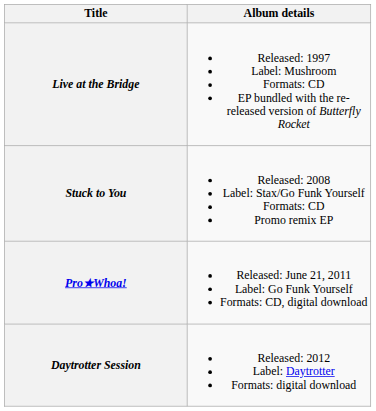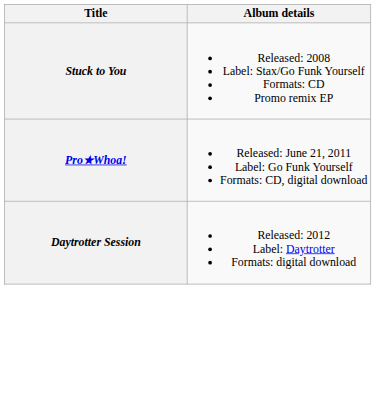- row: (96, 84)
